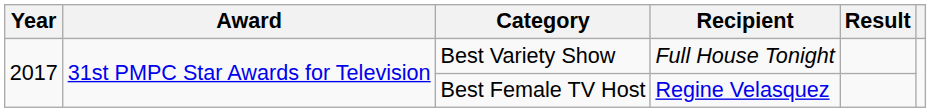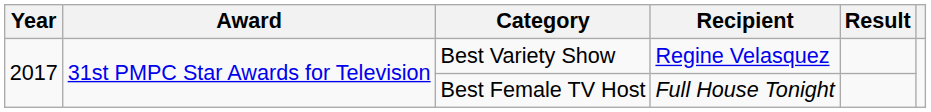(745, 55) Full House Tonight -> (742, 55) Regine Velasquez
(742, 90) Regine Velasquez -> (745, 90) Full House Tonight
